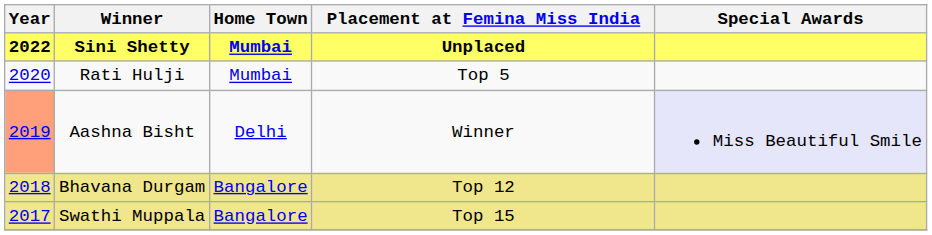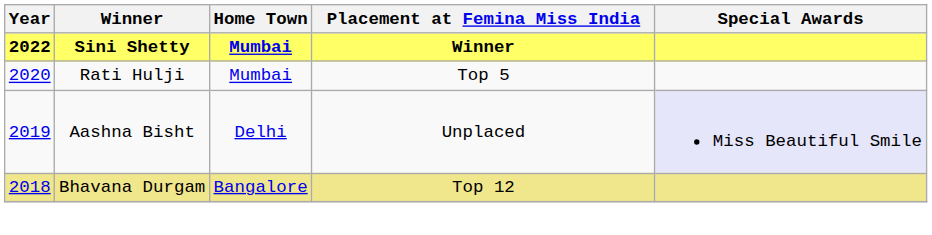(483, 47) Unplaced -> (483, 47) Winner
(30, 132) lightsalmon background -> (30, 132) no background
(483, 132) Winner -> (483, 132) Unplaced
- row: (132, 216)
